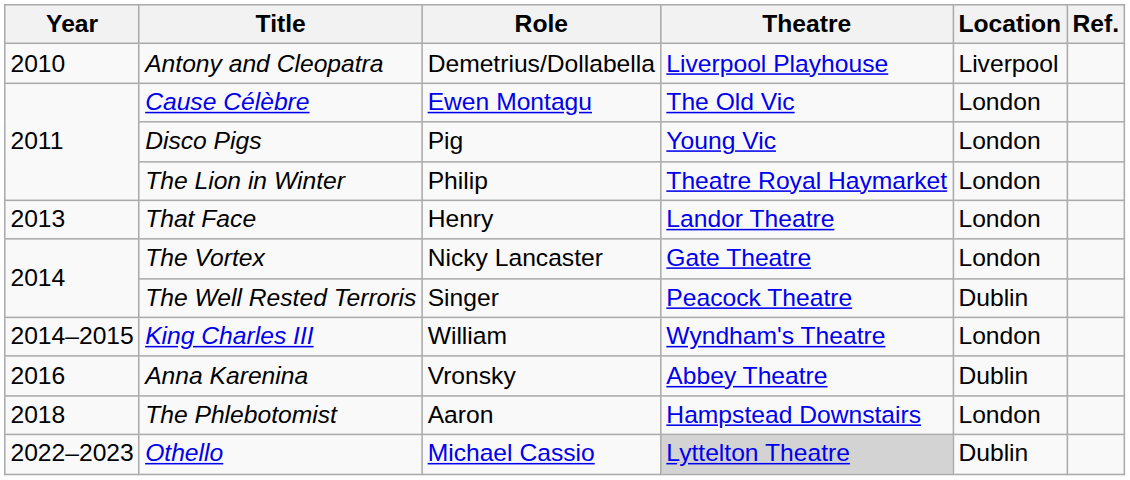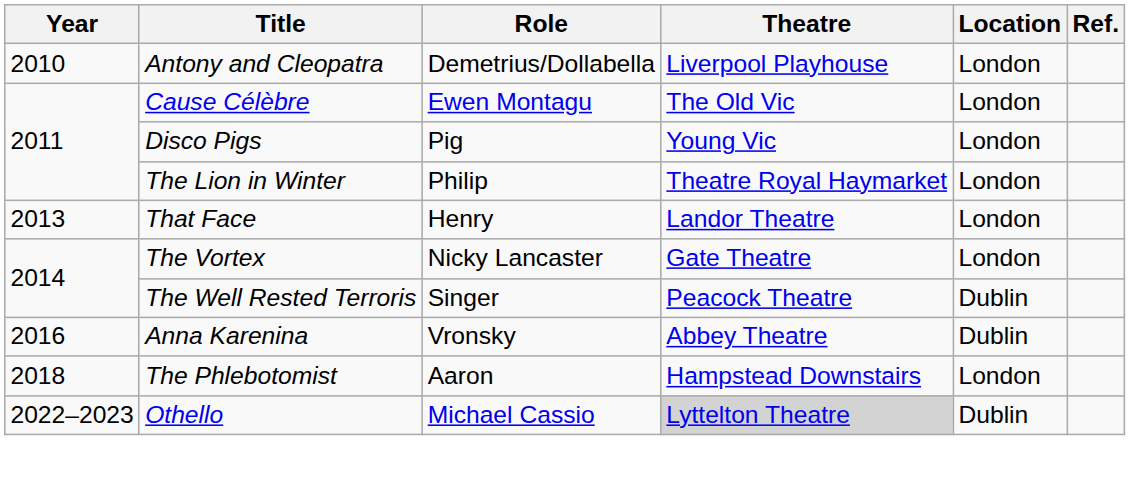(1008, 63) Liverpool -> (1000, 63) London
- row: (229, 336)
